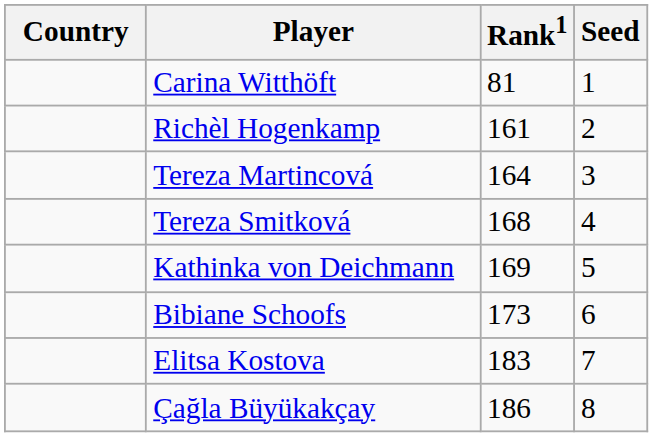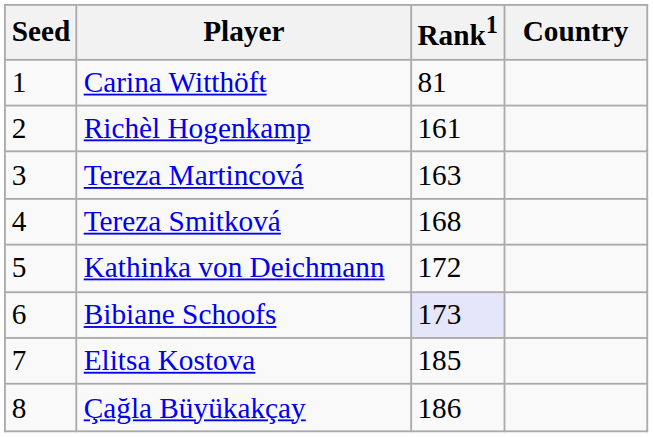columns swapped: (76, 31) <-> (610, 31)
(509, 174) 164 -> (439, 174) 163
(509, 267) 169 -> (439, 267) 172
(509, 314) no background -> (439, 314) lavender background
(509, 360) 183 -> (439, 360) 185
